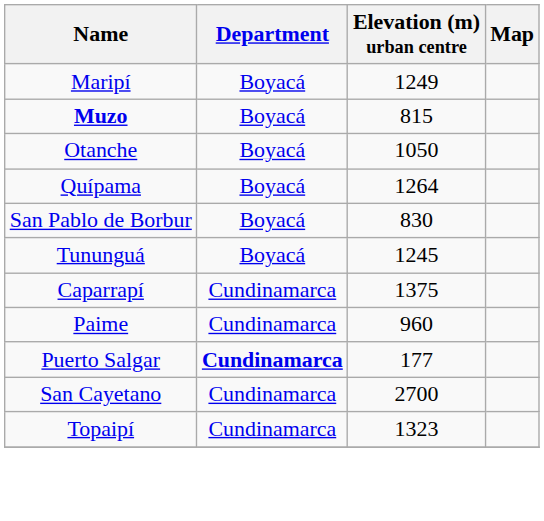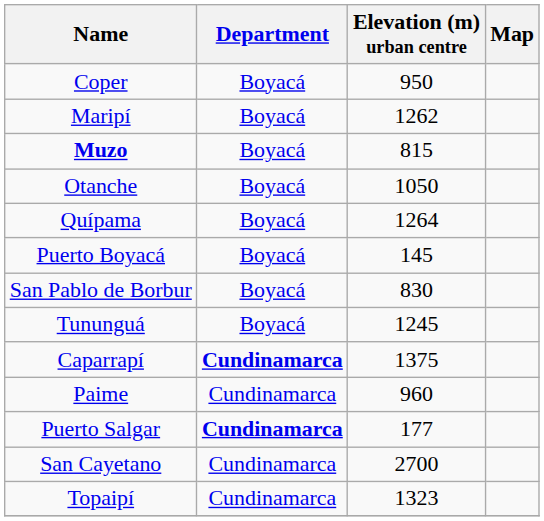+ row: (101, 81)
(416, 81) 1249 -> (416, 116) 1262
+ row: (101, 255)
(272, 289) normal -> (272, 359) bold
